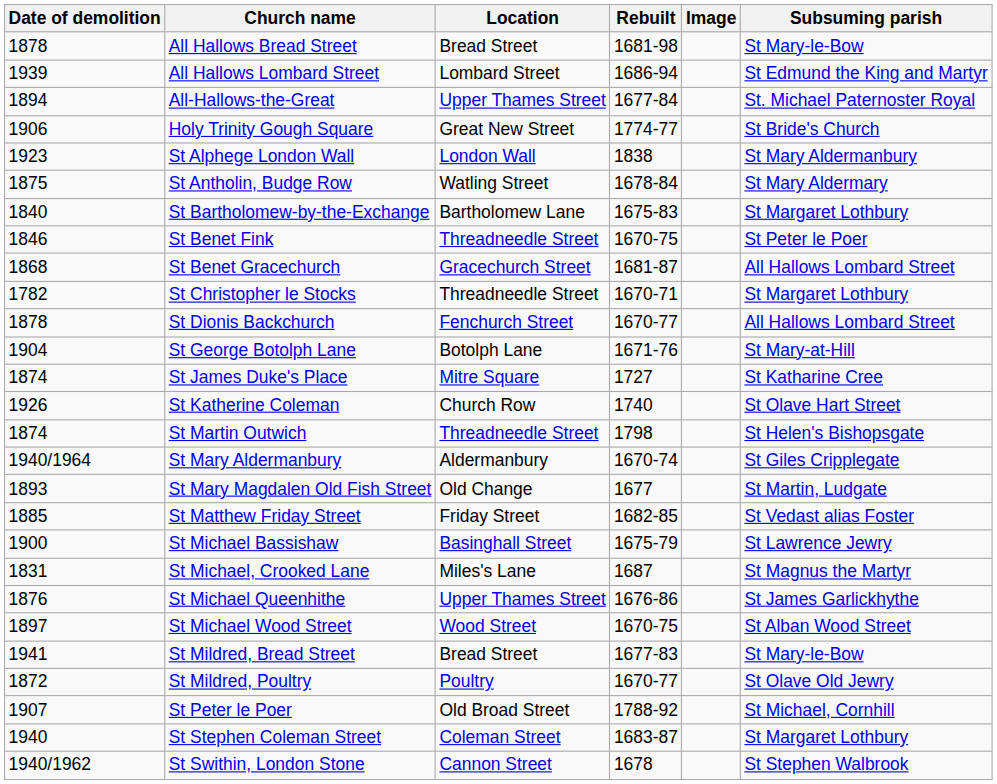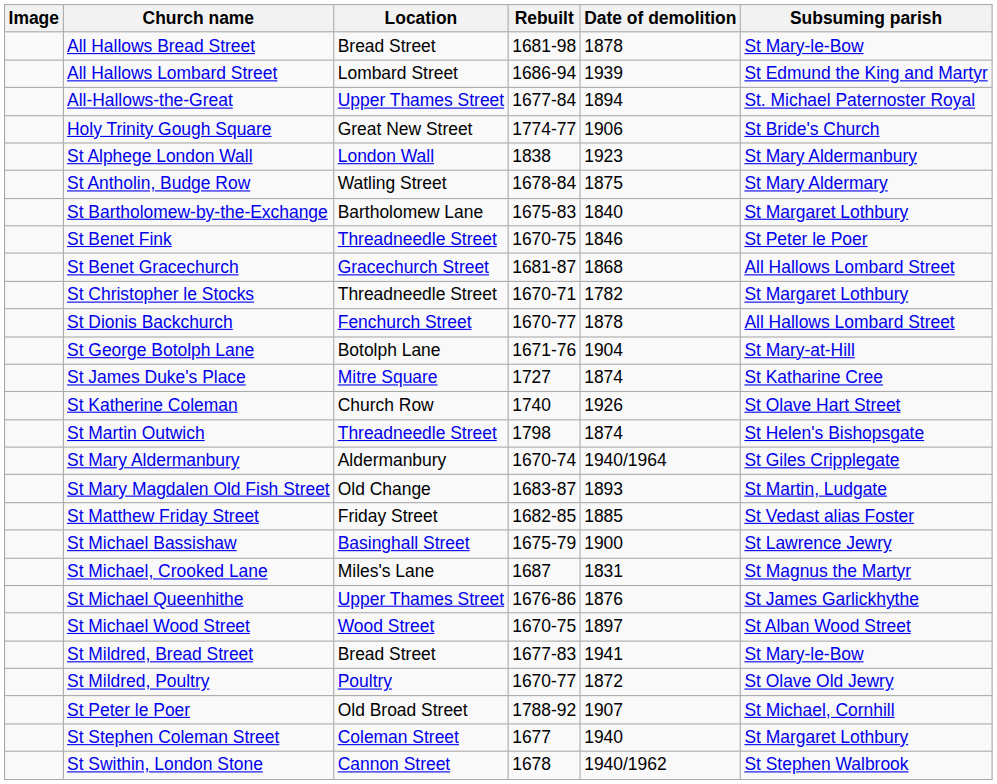columns swapped: (711, 18) <-> (85, 18)
(633, 488) 1677 -> (544, 488) 1683-87
(646, 737) 1683-87 -> (532, 737) 1677
